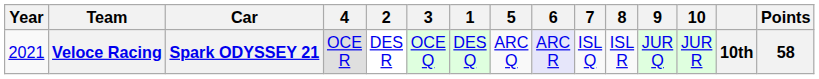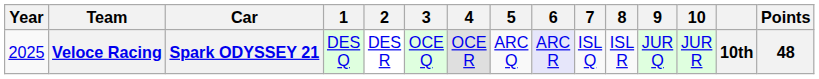columns swapped: (470, 17) <-> (345, 17)
(26, 51) 2021 -> (26, 51) 2025
(786, 51) 58 -> (786, 51) 48
